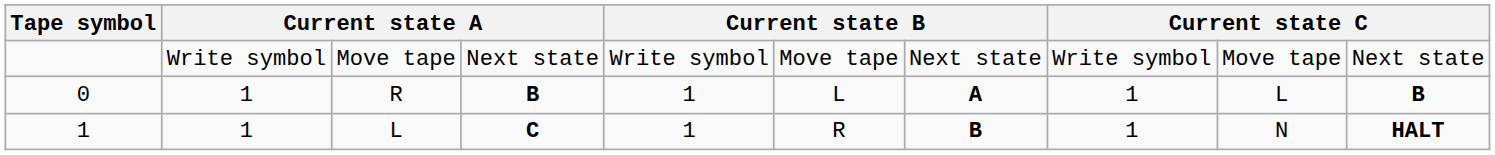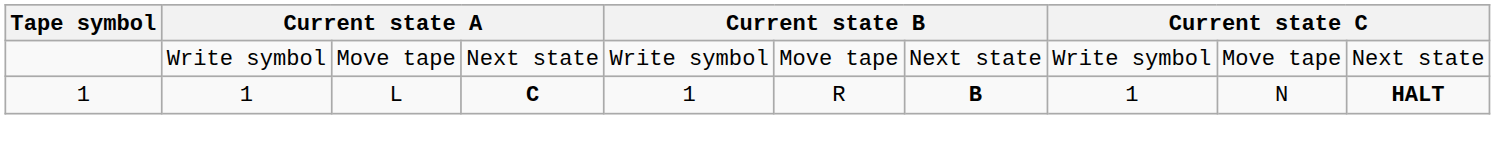- row: (83, 95)
